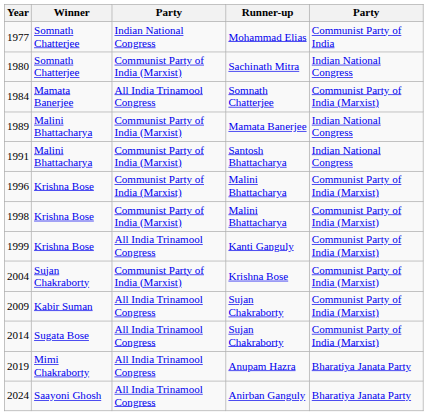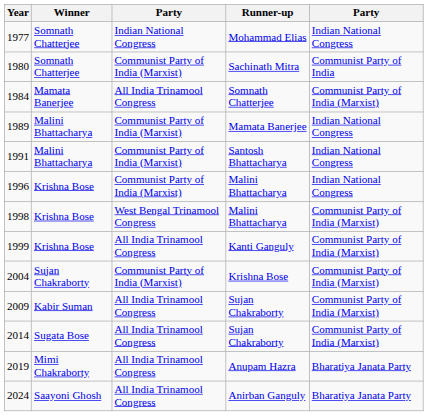(357, 36) Communist Party of India -> (346, 36) Indian National Congress
(346, 66) Indian National Congress -> (357, 66) Communist Party of India
(357, 186) Communist Party of India (Marxist) -> (346, 186) Indian National Congress
(159, 216) Communist Party of India (Marxist) -> (167, 216) West Bengal Trinamool Congress
